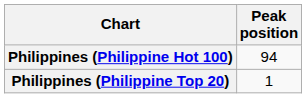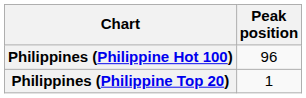(269, 57) 94 -> (269, 57) 96
